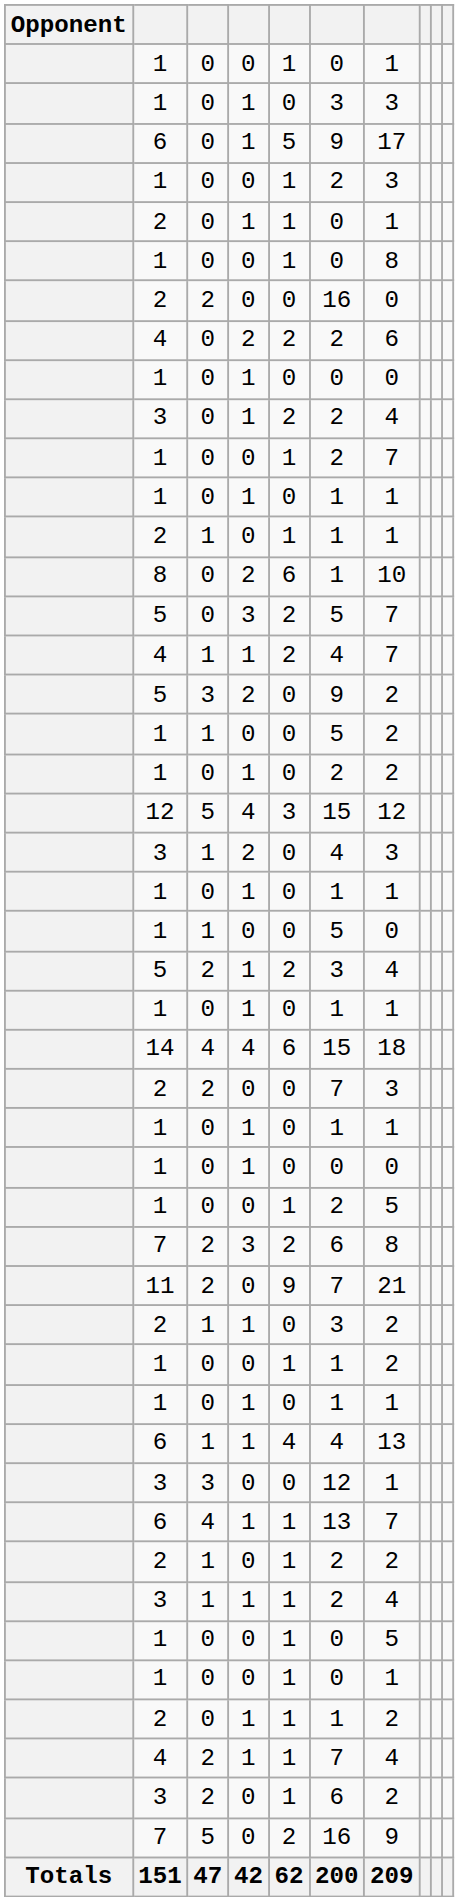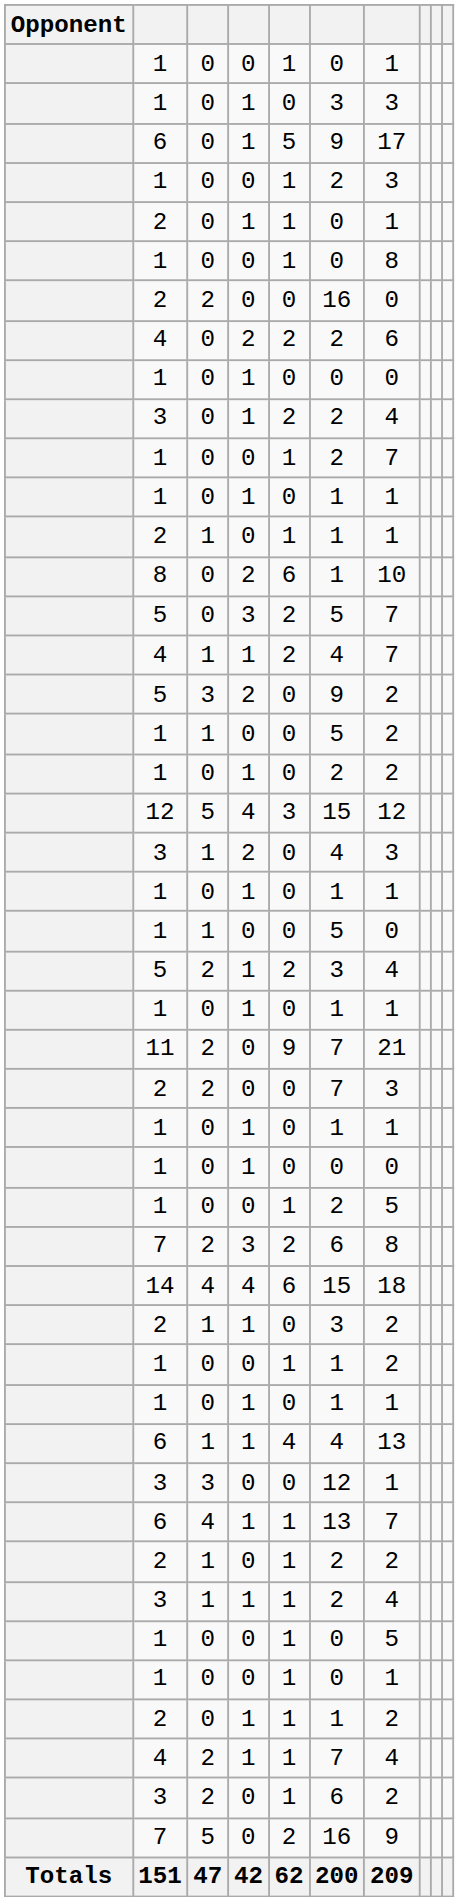rows swapped: (160, 1049) <-> (160, 1286)
